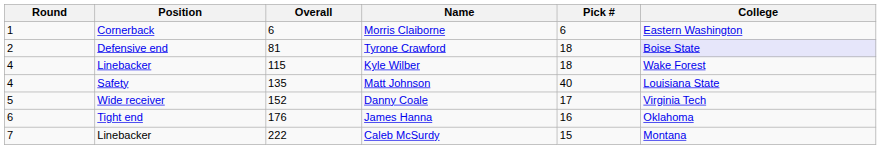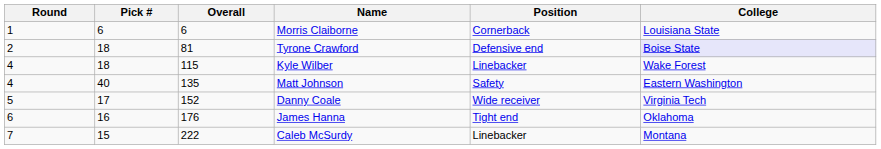columns swapped: (599, 13) <-> (180, 13)
(693, 30) Eastern Washington -> (681, 30) Louisiana State
(681, 83) Louisiana State -> (693, 83) Eastern Washington
